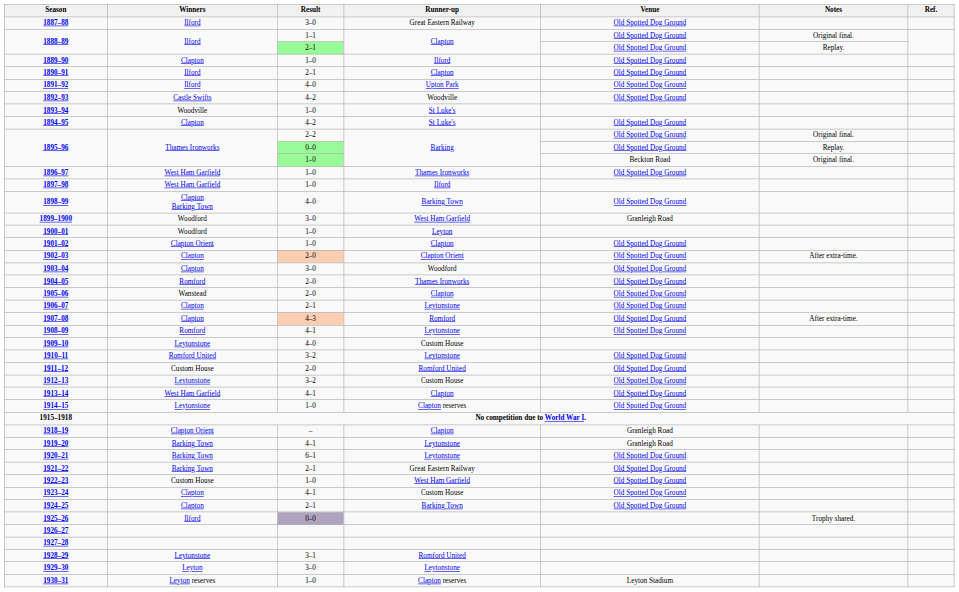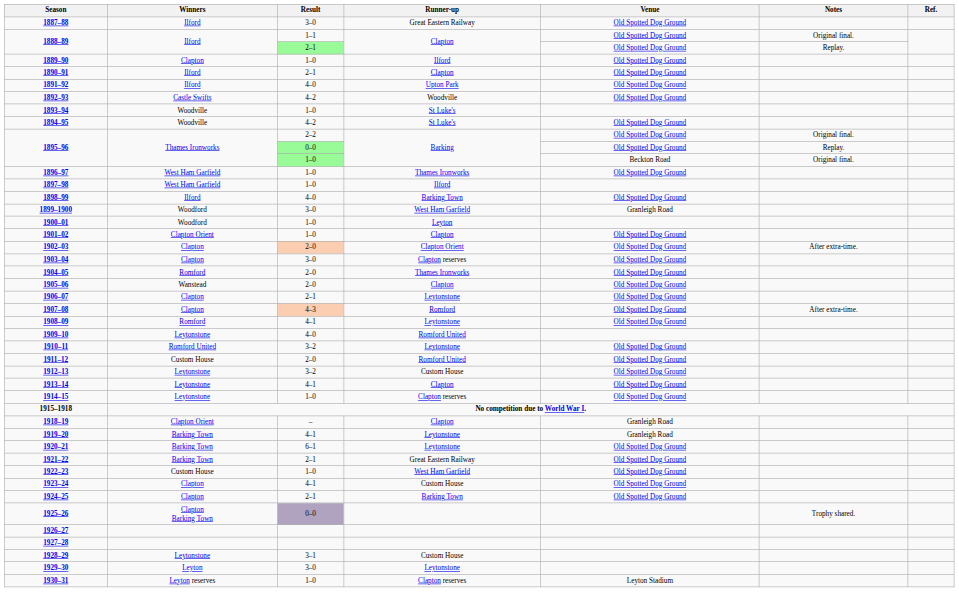(192, 122) Clapton -> (192, 122) Woodville
(192, 202) Clapton Barking Town -> (192, 197) Ilford
(442, 269) Woodford -> (442, 260) Clapton reserves
(442, 343) Custom House -> (442, 334) Romford United
(192, 393) West Ham Garfield -> (192, 384) Leytonstone
(192, 518) Ilford -> (192, 513) Clapton Barking Town
(442, 555) Romford United -> (442, 555) Custom House
